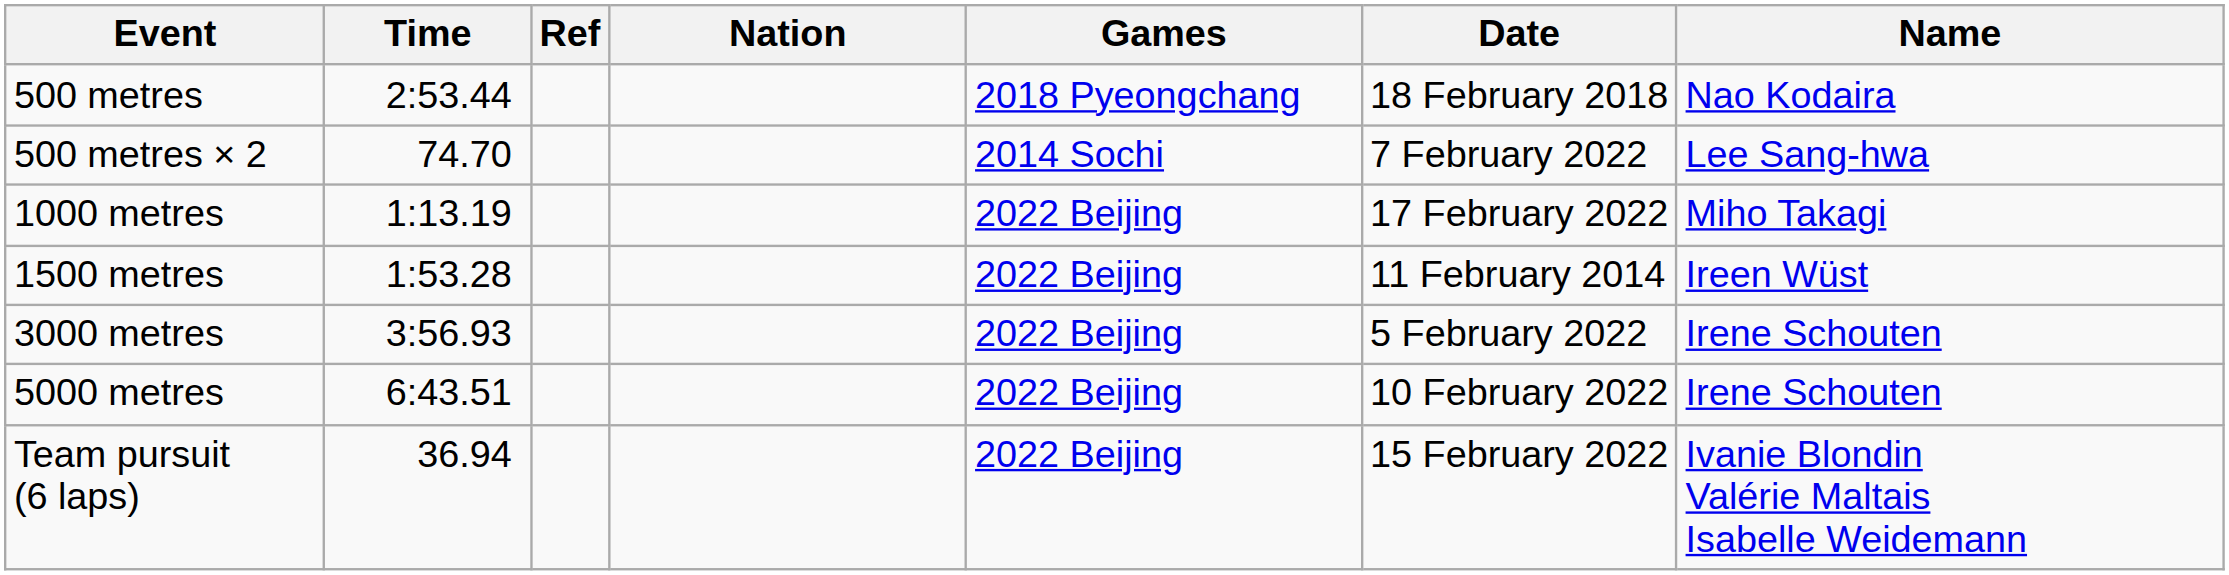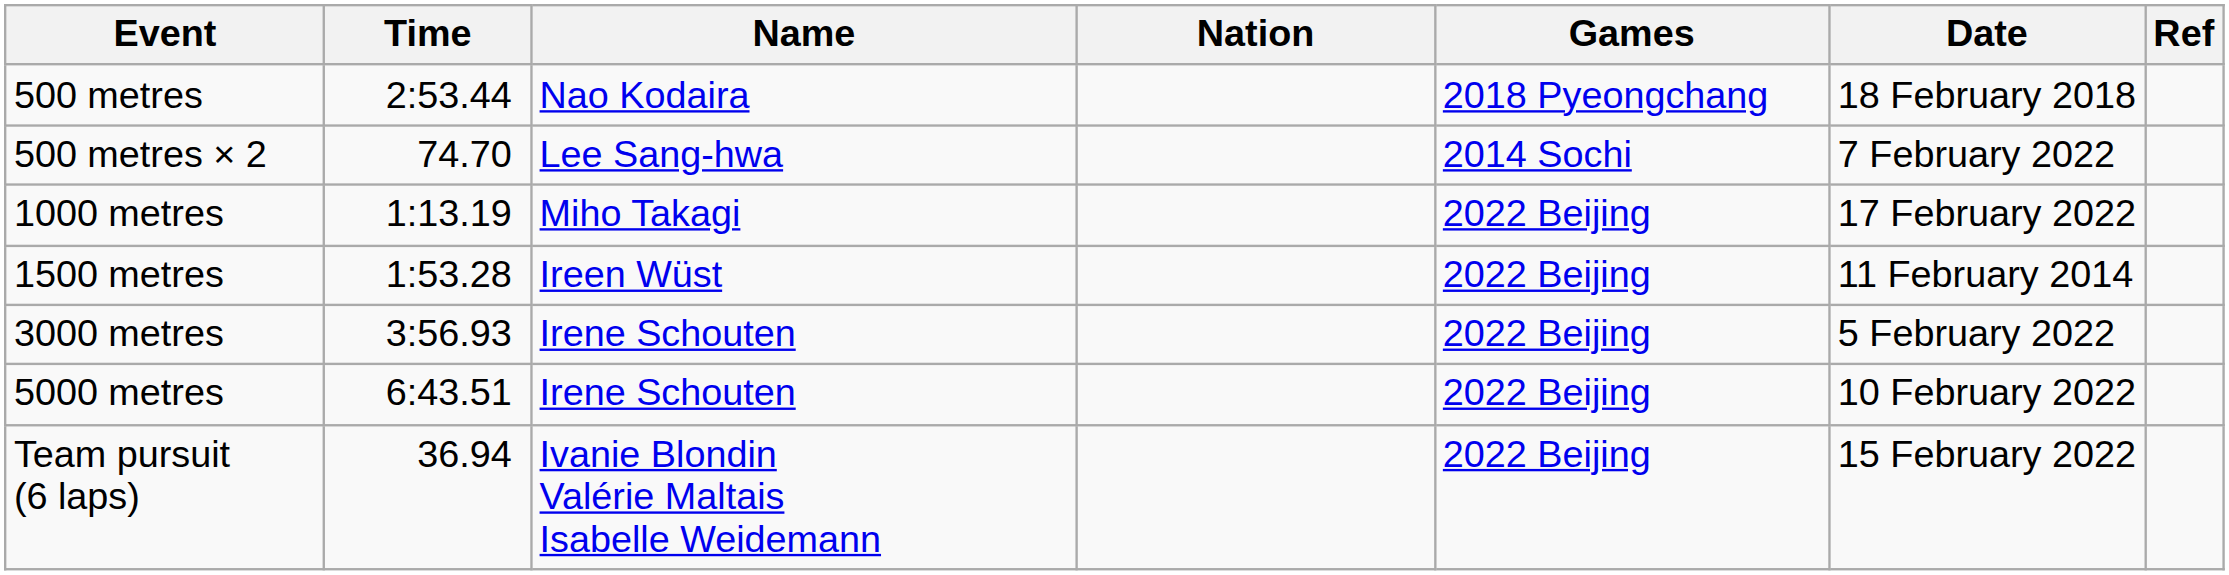columns swapped: (1950, 34) <-> (570, 34)
